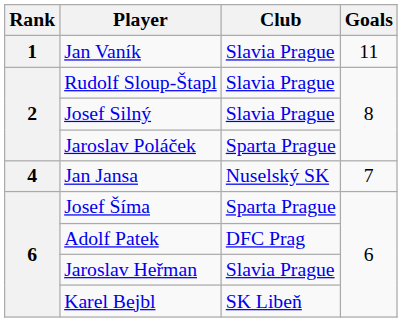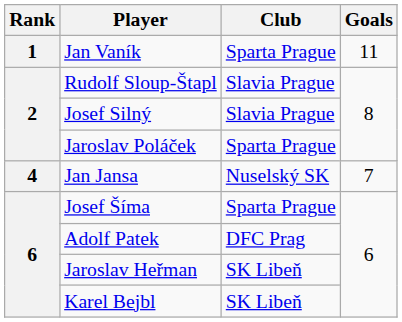(280, 51) Slavia Prague -> (281, 51) Sparta Prague
(280, 269) Slavia Prague -> (264, 269) SK Libeň
